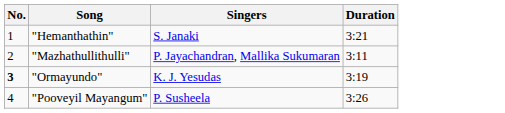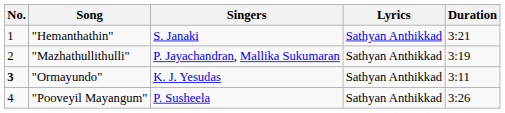+ column: (394, 15)
(357, 56) 3:11 -> (459, 56) 3:19
(357, 77) 3:19 -> (459, 77) 3:11
